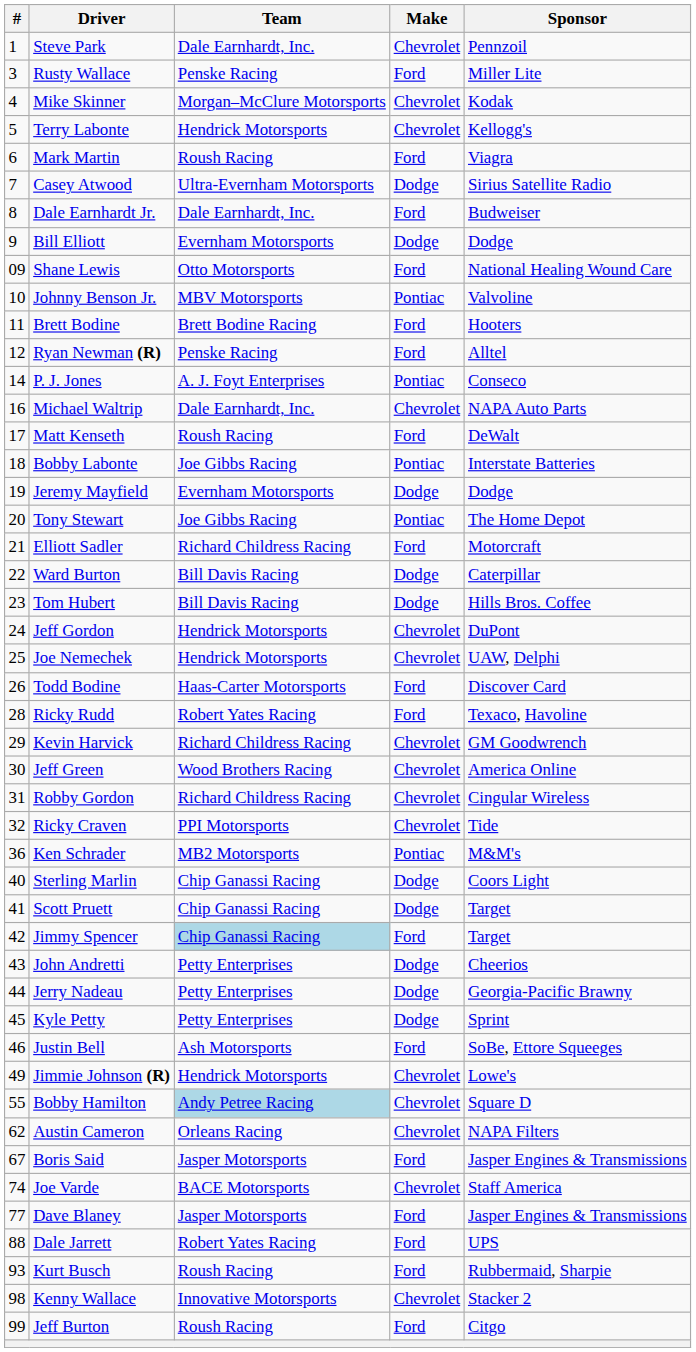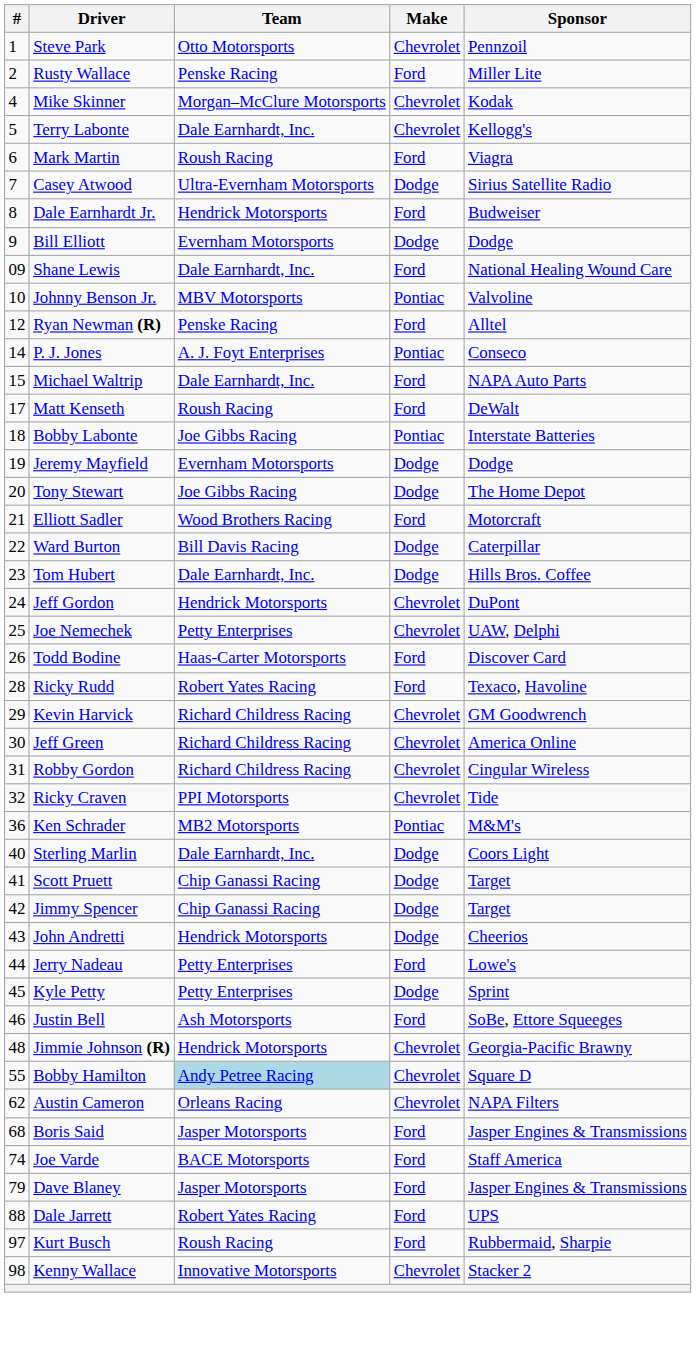(246, 46) Dale Earnhardt, Inc. -> (236, 46) Otto Motorsports
(13, 74) 3 -> (13, 74) 2
(252, 129) Hendrick Motorsports -> (246, 129) Dale Earnhardt, Inc.
(246, 213) Dale Earnhardt, Inc. -> (252, 213) Hendrick Motorsports
(236, 268) Otto Motorsports -> (246, 268) Dale Earnhardt, Inc.
- row: (76, 324)
(17, 408) 16 -> (17, 380) 15
(427, 408) Chevrolet -> (410, 380) Ford
(419, 519) Pontiac -> (416, 491) Dodge
(264, 547) Richard Childress Racing -> (255, 519) Wood Brothers Racing
(238, 602) Bill Davis Racing -> (246, 574) Dale Earnhardt, Inc.
(252, 658) Hendrick Motorsports -> (235, 630) Petty Enterprises
(255, 769) Wood Brothers Racing -> (264, 741) Richard Childress Racing
(249, 880) Chip Ganassi Racing -> (246, 853) Dale Earnhardt, Inc.
(249, 936) lightblue background -> (249, 908) no background
(410, 936) Ford -> (416, 908) Dodge
(235, 964) Petty Enterprises -> (252, 936) Hendrick Motorsports
(416, 992) Dodge -> (410, 964) Ford
(550, 992) Georgia-Pacific Brawny -> (492, 964) Lowe's
(17, 1075) 49 -> (17, 1047) 48
(492, 1075) Lowe's -> (550, 1047) Georgia-Pacific Brawny
(17, 1159) 67 -> (17, 1131) 68
(427, 1187) Chevrolet -> (410, 1159) Ford
(17, 1214) 77 -> (17, 1187) 79
(17, 1270) 93 -> (17, 1242) 97
- row: (71, 1326)
